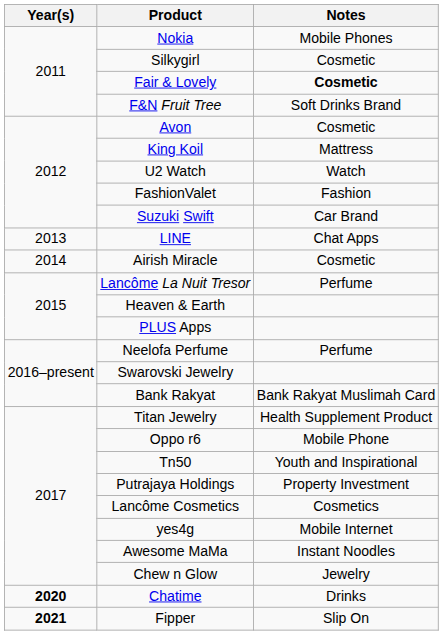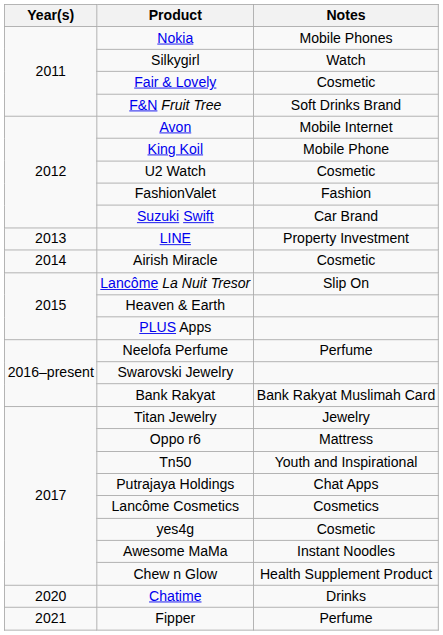(346, 60) Cosmetic -> (346, 60) Watch
(346, 82) bold -> (346, 82) normal
(346, 127) Cosmetic -> (346, 127) Mobile Internet
(346, 149) Mattress -> (346, 149) Mobile Phone
(346, 171) Watch -> (346, 171) Cosmetic
(346, 238) Chat Apps -> (346, 238) Property Investment
(346, 283) Perfume -> (346, 283) Slip On
(346, 417) Health Supplement Product -> (346, 417) Jewelry
(346, 439) Mobile Phone -> (346, 439) Mattress
(346, 484) Property Investment -> (346, 484) Chat Apps
(346, 529) Mobile Internet -> (346, 529) Cosmetic
(346, 573) Jewelry -> (346, 573) Health Supplement Product
(51, 596) bold -> (51, 596) normal
(51, 618) bold -> (51, 618) normal
(346, 618) Slip On -> (346, 618) Perfume
